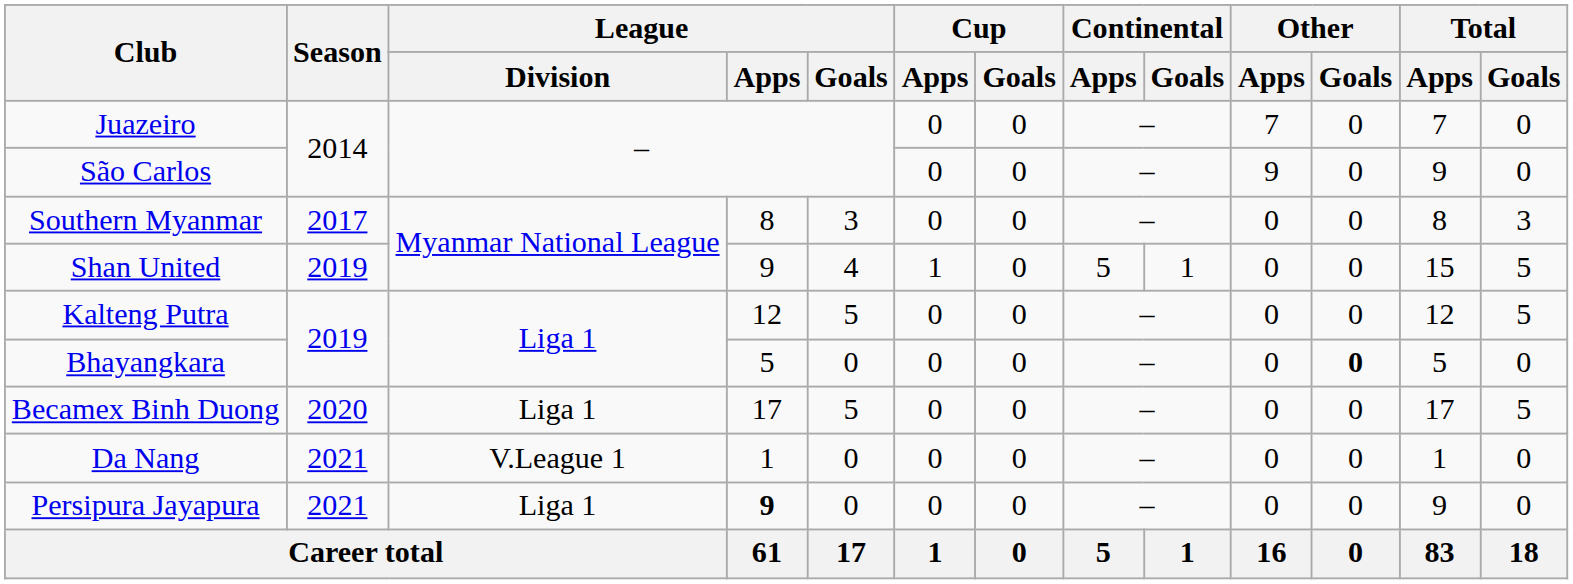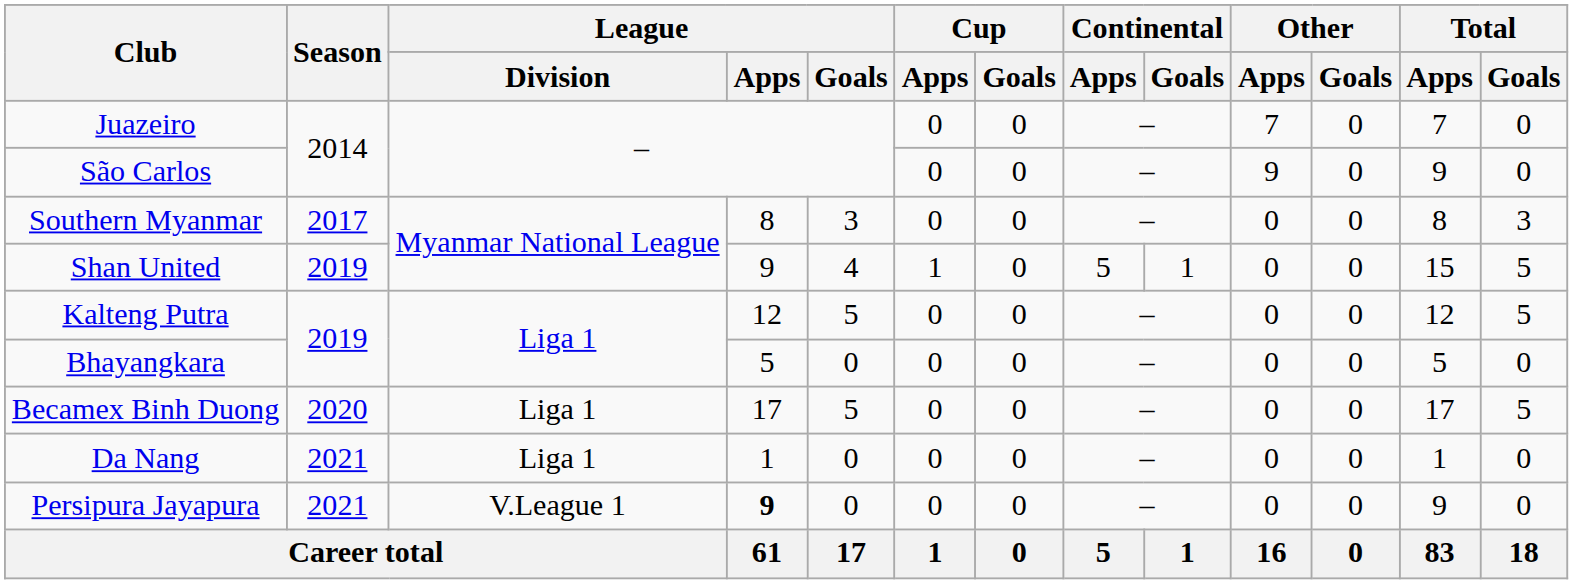(1356, 362) bold -> (1356, 362) normal
(558, 457) V.League 1 -> (558, 457) Liga 1
(558, 505) Liga 1 -> (558, 505) V.League 1
